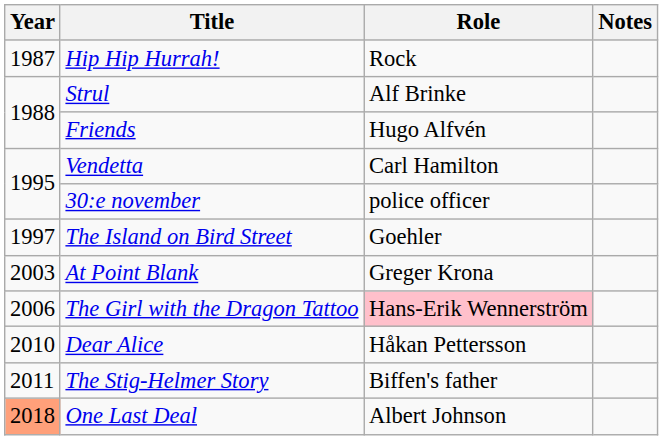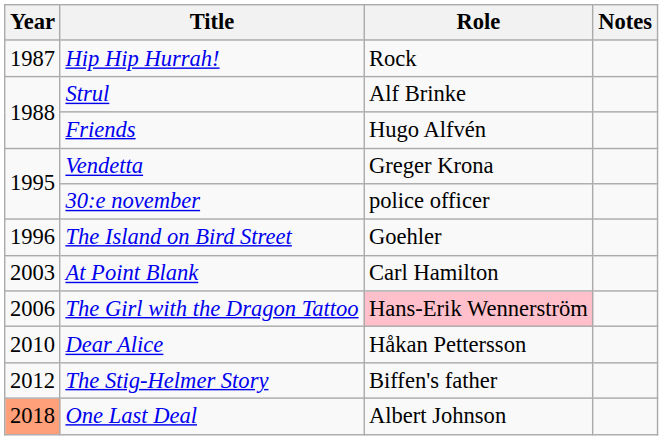(434, 165) Carl Hamilton -> (431, 165) Greger Krona
(32, 237) 1997 -> (32, 237) 1996
(431, 272) Greger Krona -> (434, 272) Carl Hamilton
(32, 380) 2011 -> (32, 380) 2012
